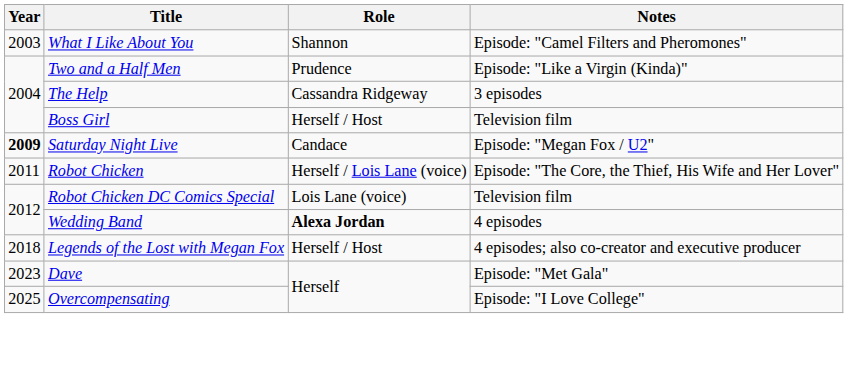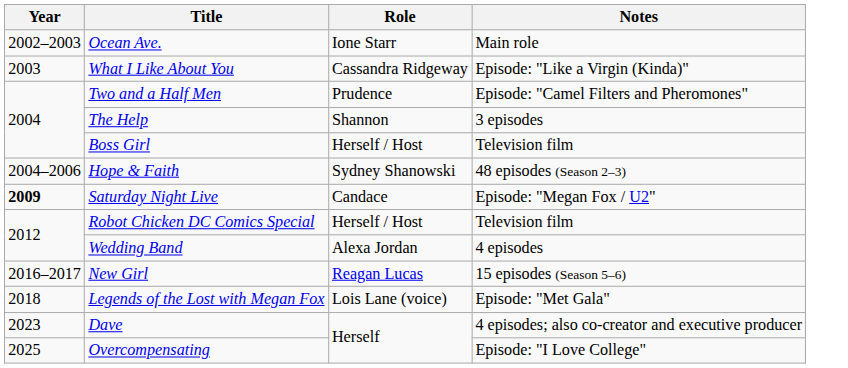+ row: (125, 42)
(320, 42) Shannon -> (400, 68) Cassandra Ridgeway
(610, 42) Episode: "Camel Filters and Pheromones" -> (582, 68) Episode: "Like a Virgin (Kinda)"
(581, 68) Episode: "Like a Virgin (Kinda)" -> (612, 94) Episode: "Camel Filters and Pheromones"
(360, 94) Cassandra Ridgeway -> (360, 119) Shannon
+ row: (134, 171)
- row: (96, 171)
(349, 196) Lois Lane (voice) -> (377, 222) Herself / Host
(338, 222) bold -> (375, 247) normal
+ row: (118, 273)
(337, 247) Herself / Host -> (389, 299) Lois Lane (voice)
(637, 247) 4 episodes; also co-creator and executive producer -> (543, 299) Episode: "Met Gala"
(541, 273) Episode: "Met Gala" -> (639, 324) 4 episodes; also co-creator and executive producer
